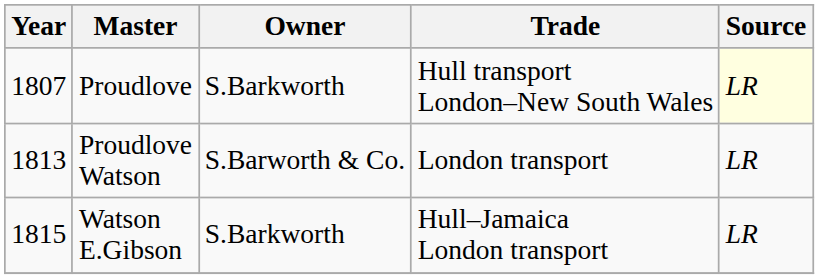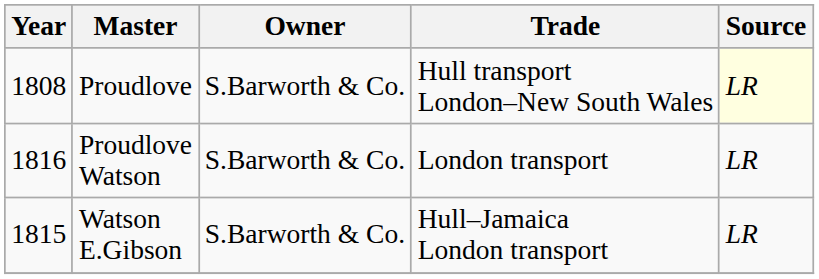(39, 85) 1807 -> (39, 85) 1808
(275, 85) S.Barkworth -> (305, 85) S.Barworth & Co.
(39, 160) 1813 -> (39, 160) 1816
(275, 234) S.Barkworth -> (305, 234) S.Barworth & Co.
